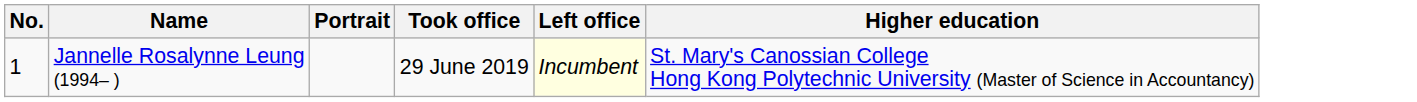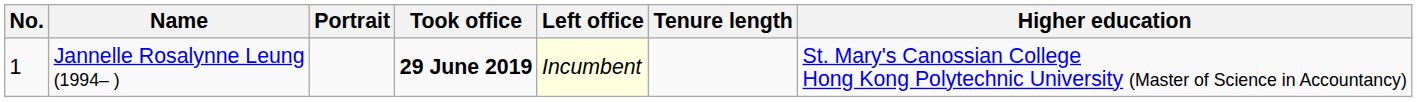+ column: (723, 21)
(464, 67) normal -> (466, 67) bold
